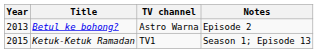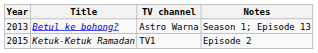(227, 26) Episode 2 -> (257, 26) Season 1; Episode 13
(257, 41) Season 1; Episode 13 -> (227, 41) Episode 2
